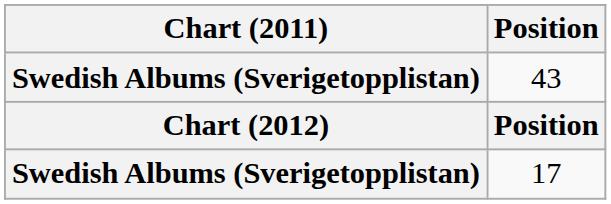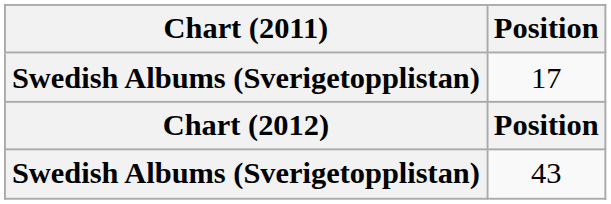rows swapped: (546, 173) <-> (546, 76)
